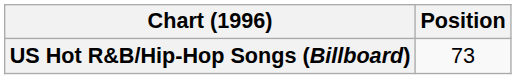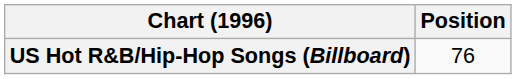(463, 55) 73 -> (463, 55) 76
